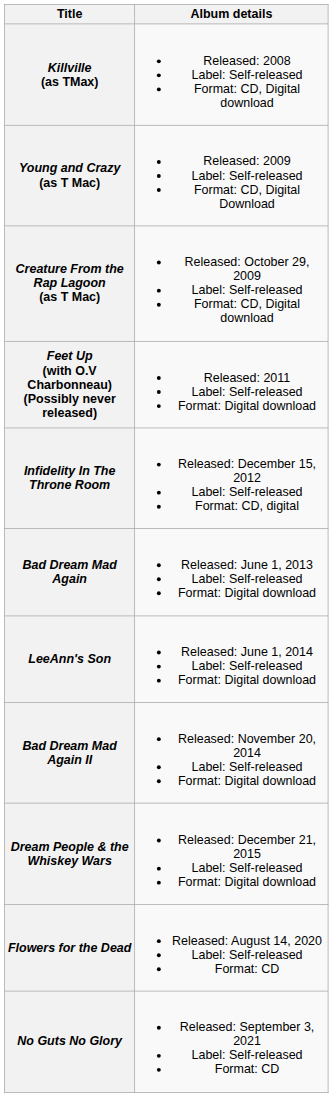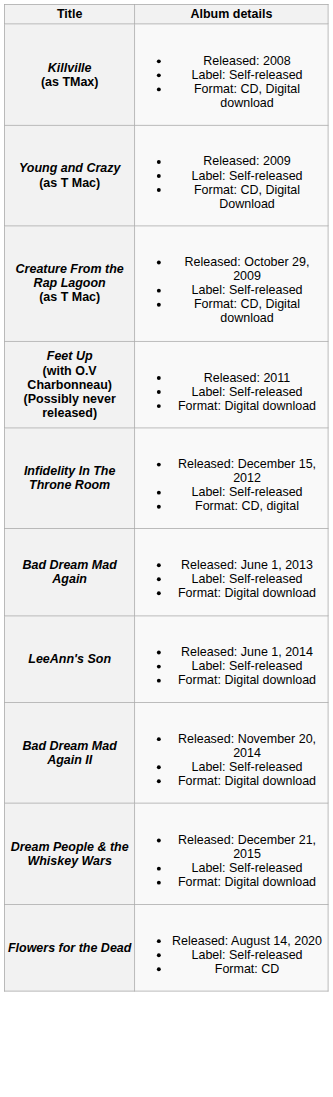- row: (70, 1041)
